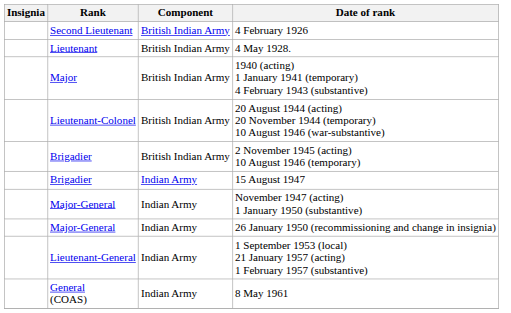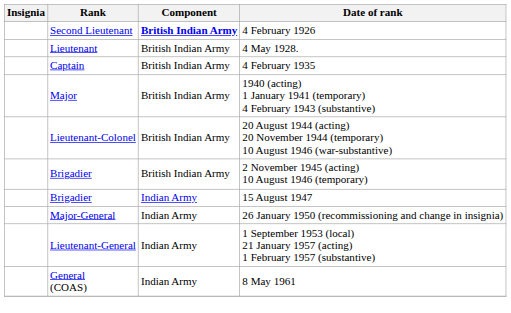(185, 30) normal -> (189, 30) bold
+ row: (279, 65)
- row: (299, 204)
